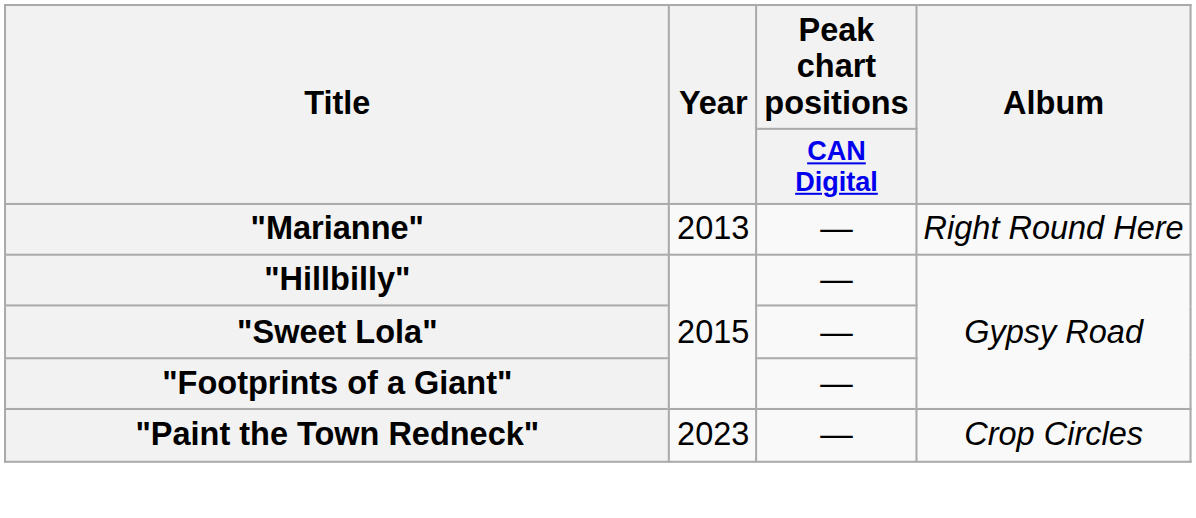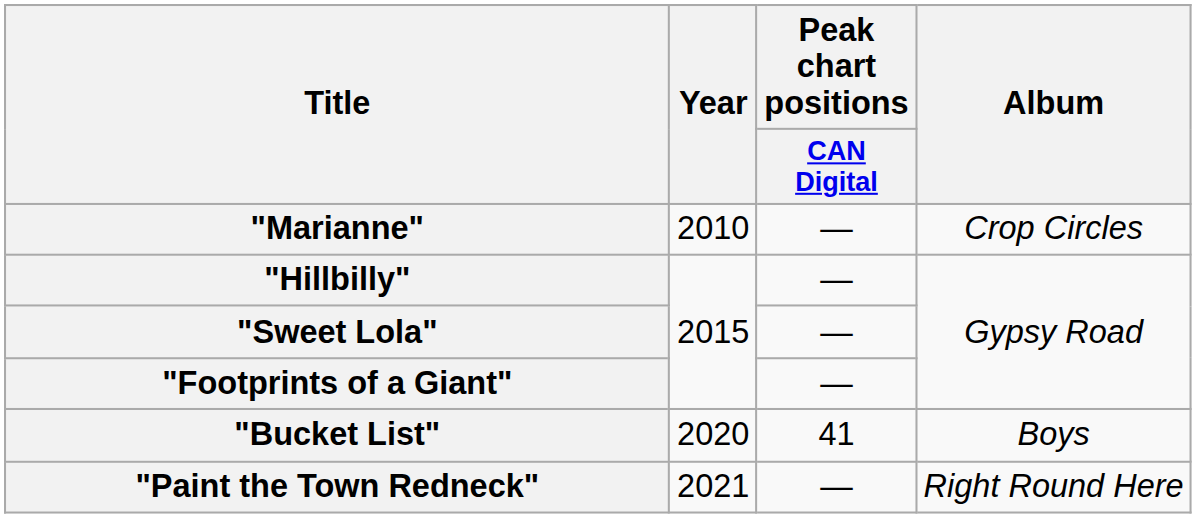(713, 228) 2013 -> (713, 228) 2010
(1054, 228) Right Round Here -> (1054, 228) Crop Circles
+ row: (337, 434)
(713, 434) 2023 -> (713, 486) 2021
(1054, 434) Crop Circles -> (1054, 486) Right Round Here
